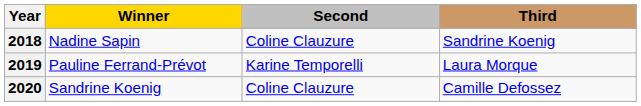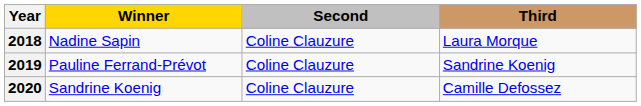(499, 40) Sandrine Koenig -> (490, 40) Laura Morque
(304, 64) Karine Temporelli -> (300, 64) Coline Clauzure
(490, 64) Laura Morque -> (499, 64) Sandrine Koenig
